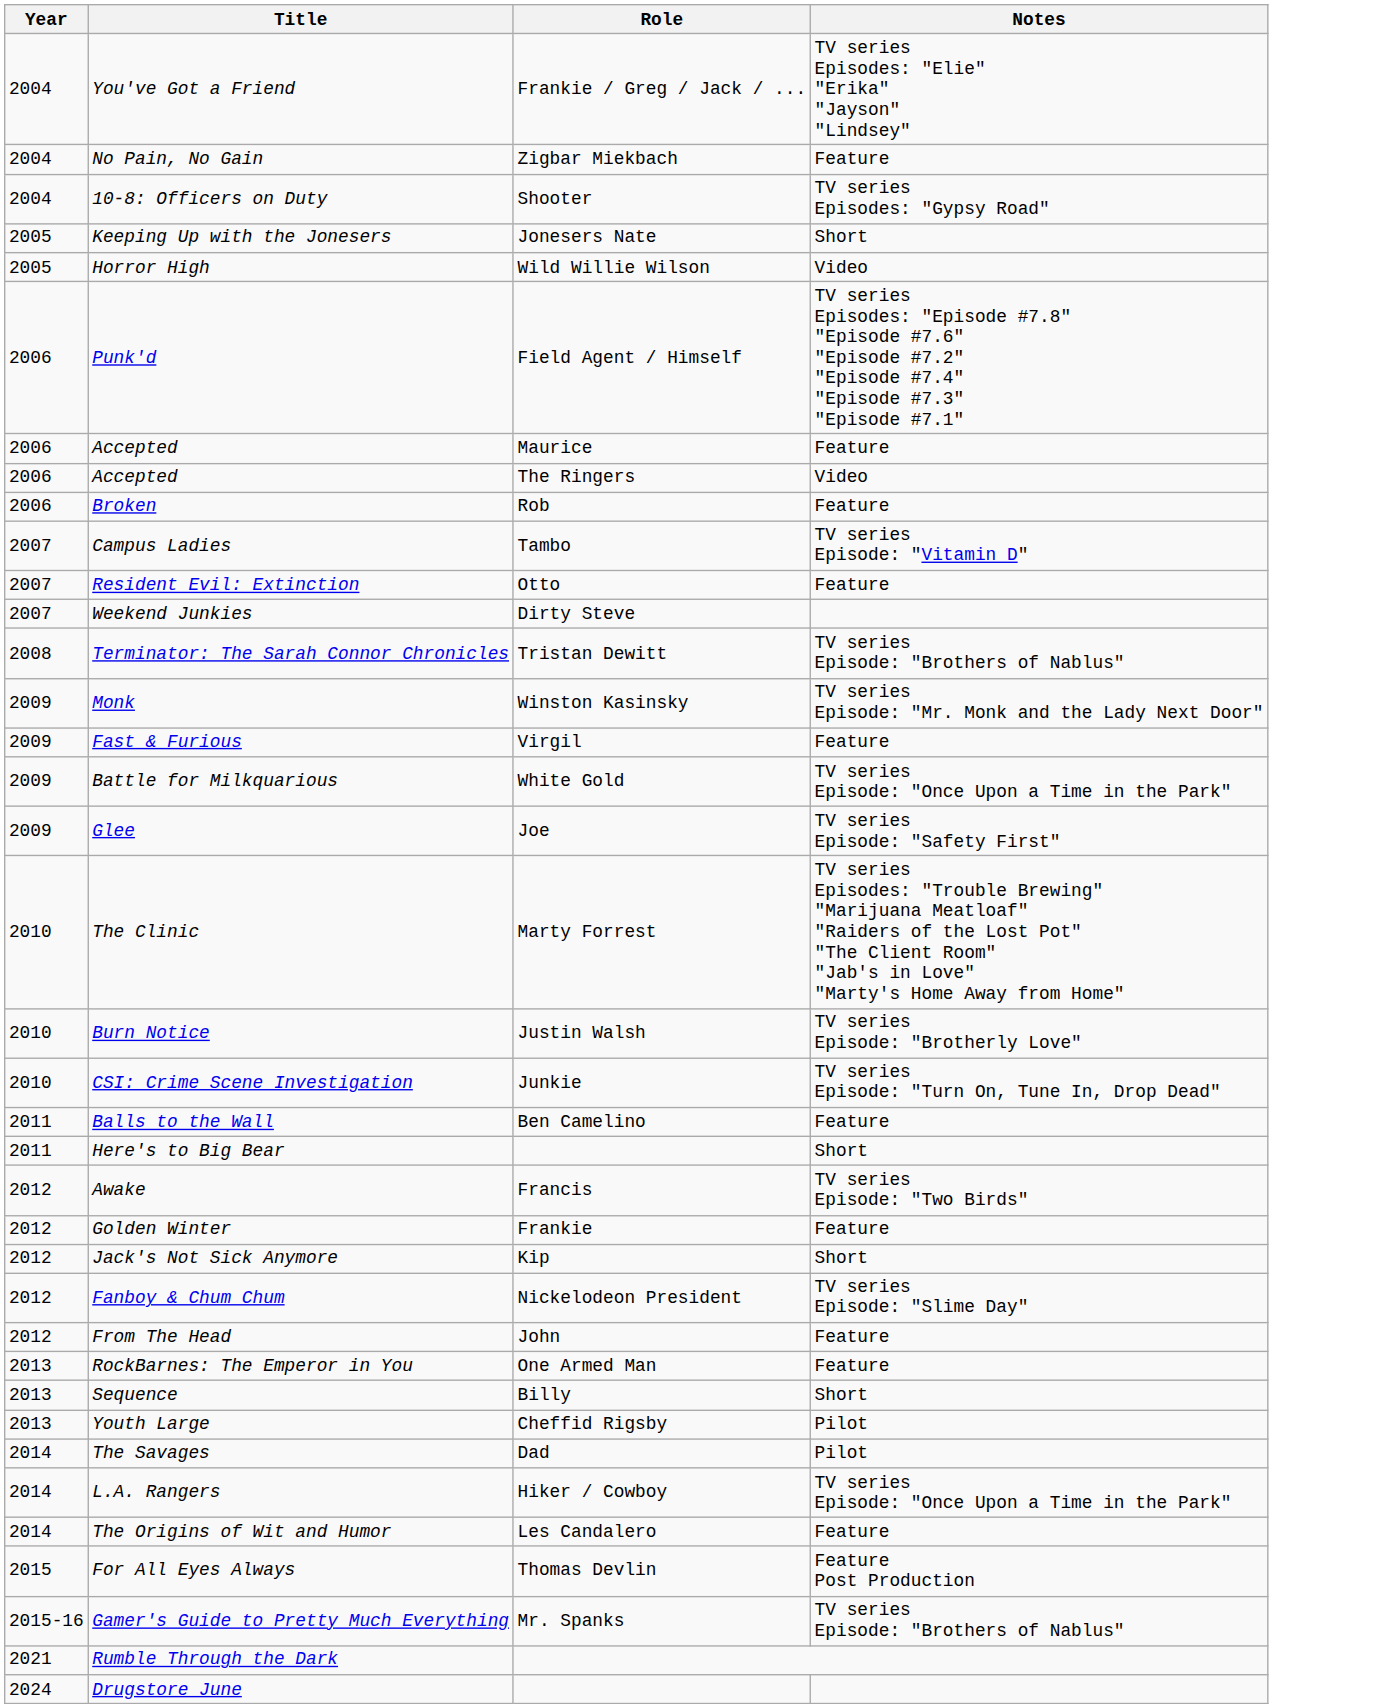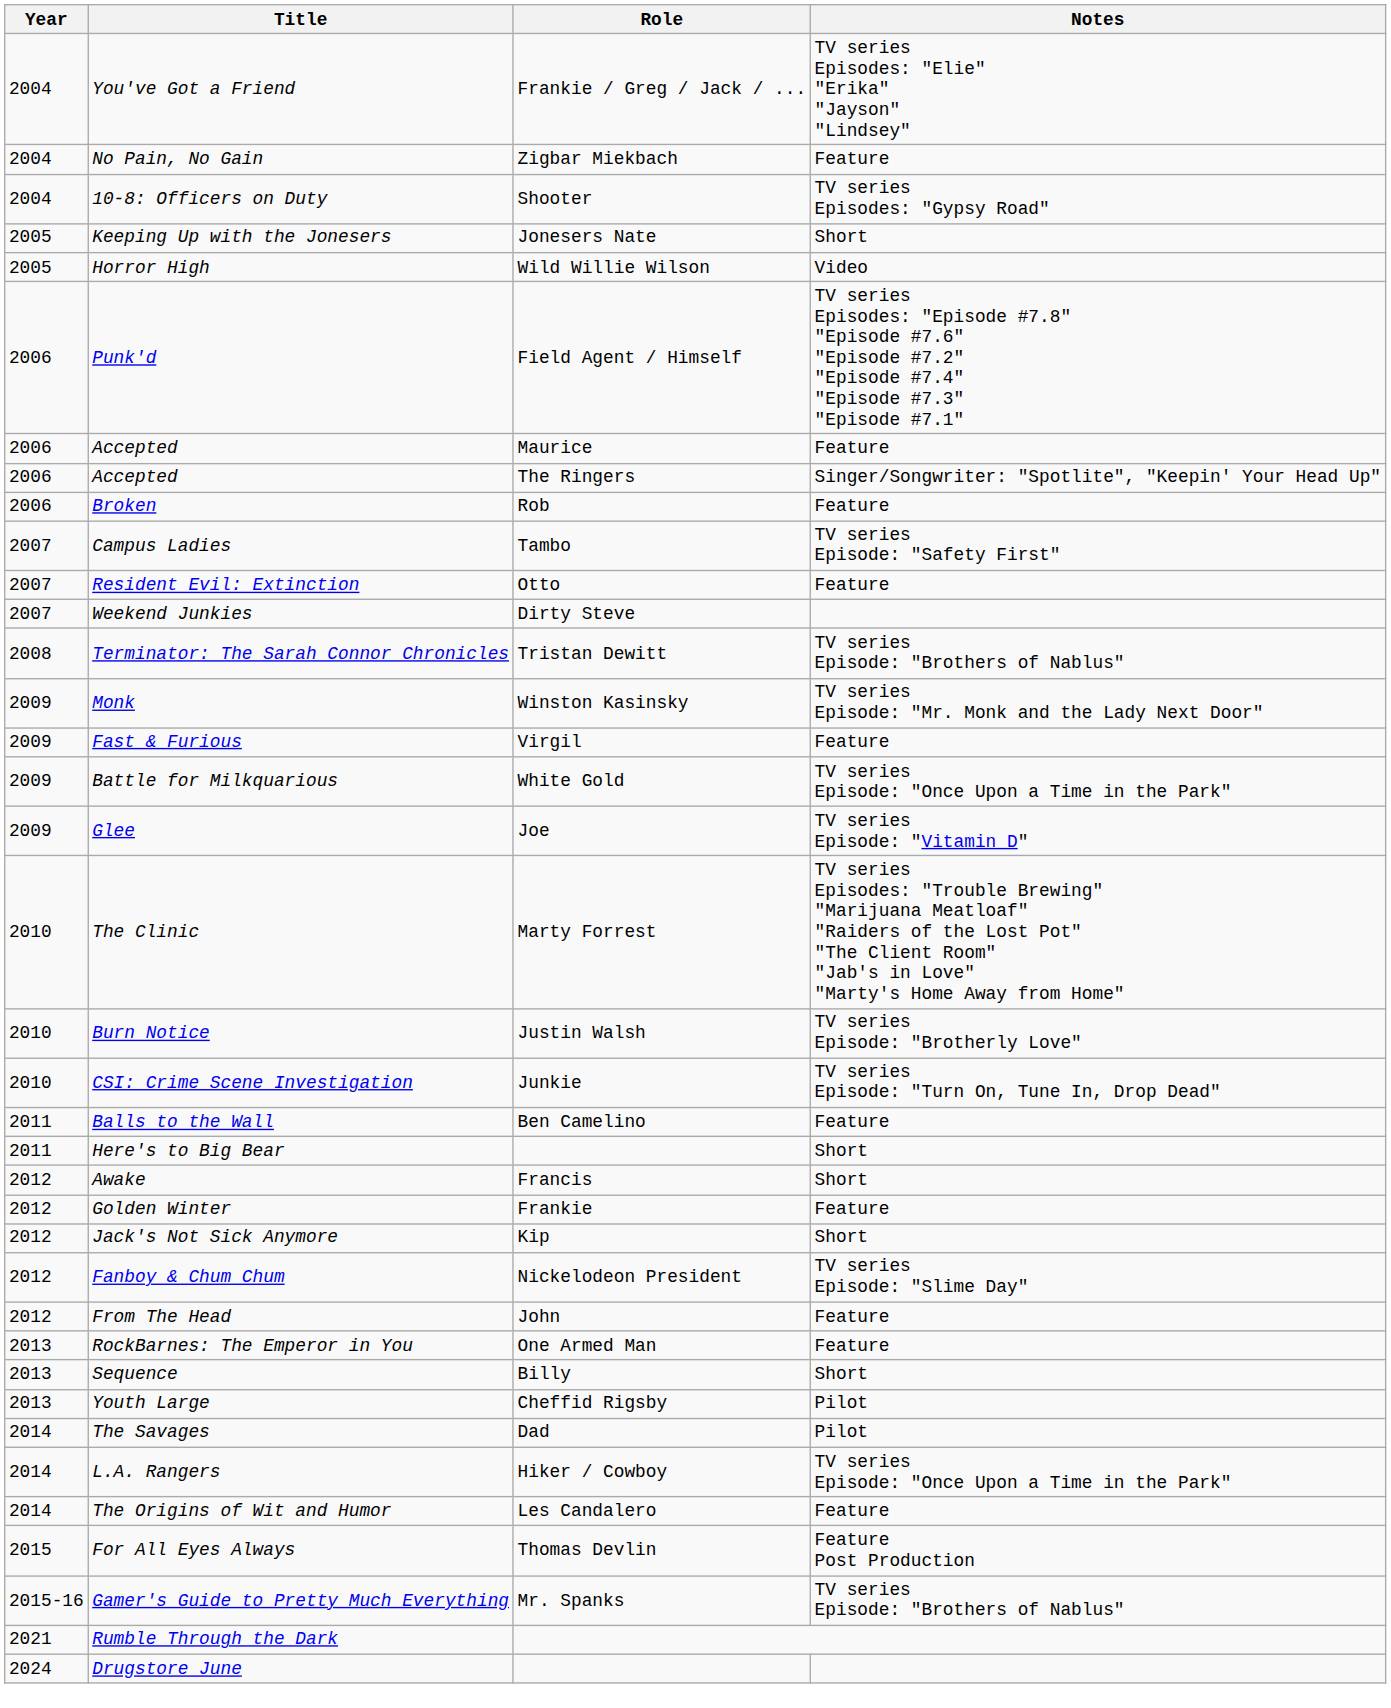(841, 477) Video -> (1098, 477) Singer/Songwriter: "Spotlite", "Keepin' Your Head Up"
(921, 546) TV series Episode: "Vitamin D" -> (937, 546) TV series Episode: "Safety First"
(937, 831) TV series Episode: "Safety First" -> (921, 831) TV series Episode: "Vitamin D"
(921, 1190) TV series Episode: "Two Birds" -> (841, 1180) Short
